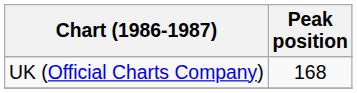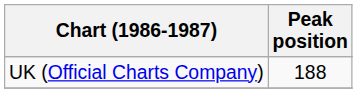(310, 72) 168 -> (310, 72) 188
